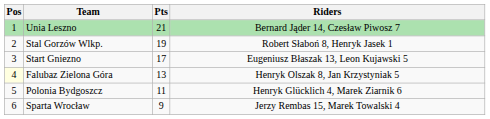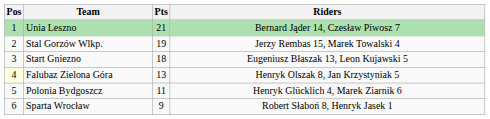(327, 43) Robert Słaboń 8, Henryk Jasek 1 -> (327, 43) Jerzy Rembas 15, Marek Towalski 4
(161, 59) 17 -> (161, 59) 18
(327, 106) Jerzy Rembas 15, Marek Towalski 4 -> (327, 106) Robert Słaboń 8, Henryk Jasek 1
